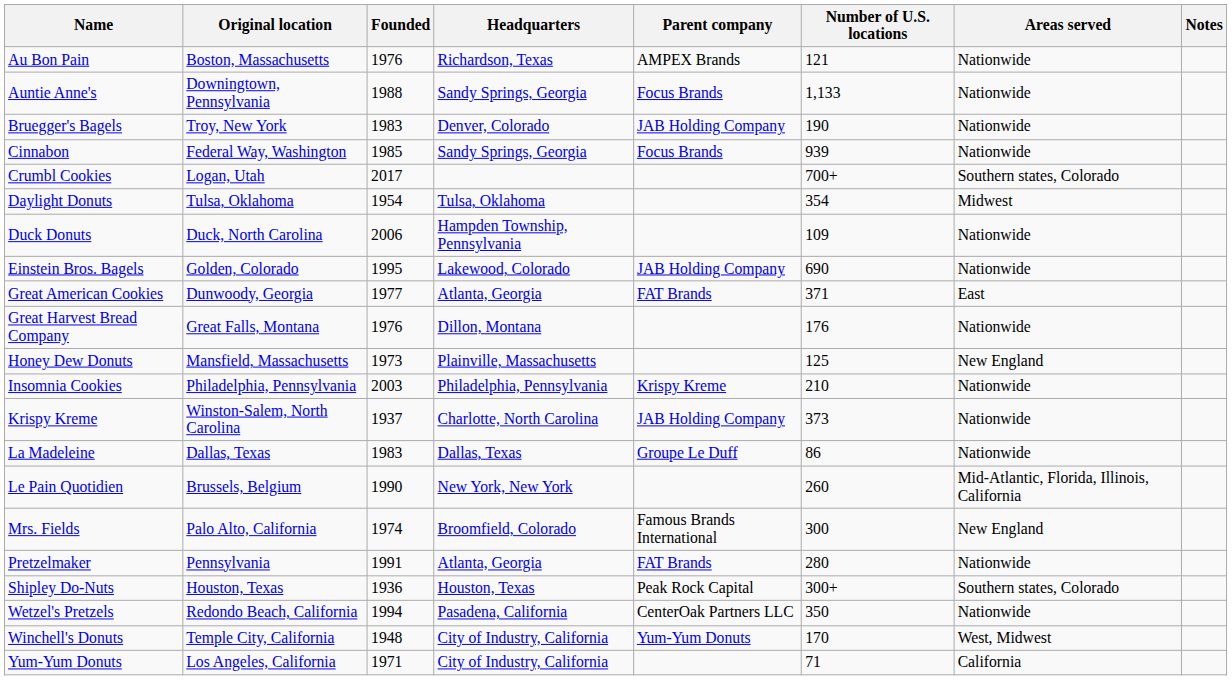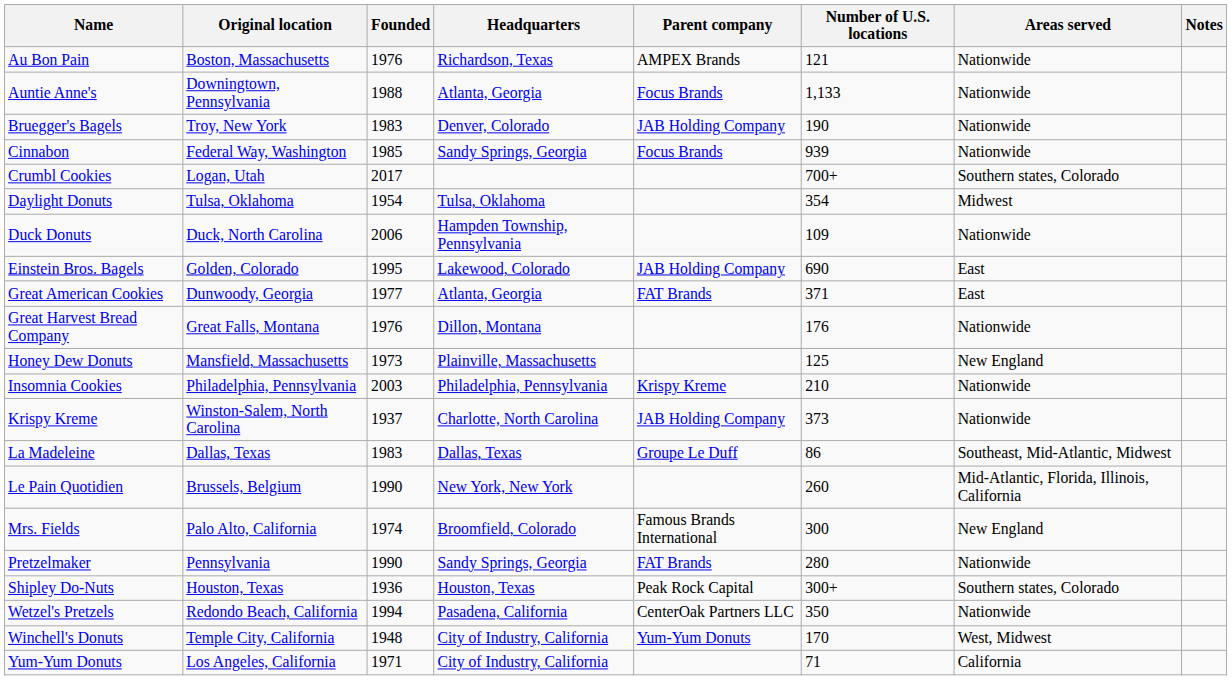(512, 93) Sandy Springs, Georgia -> (490, 93) Atlanta, Georgia
(994, 268) Nationwide -> (971, 268) East
(994, 453) Nationwide -> (1064, 453) Southeast, Mid-Atlantic, Midwest
(387, 563) 1991 -> (387, 563) 1990
(490, 563) Atlanta, Georgia -> (512, 563) Sandy Springs, Georgia
